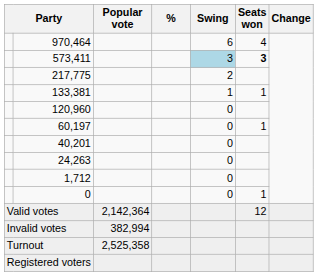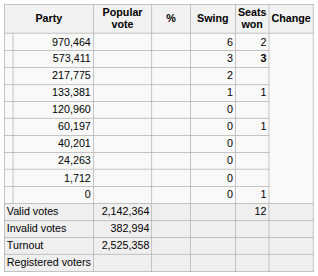(264, 42) 4 -> (264, 42) 2
(230, 59) lightblue background -> (230, 59) no background
